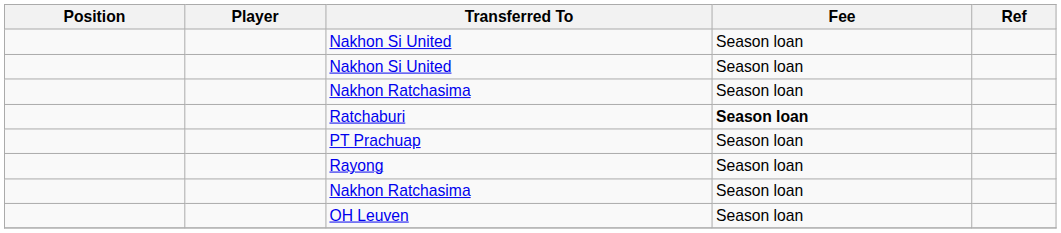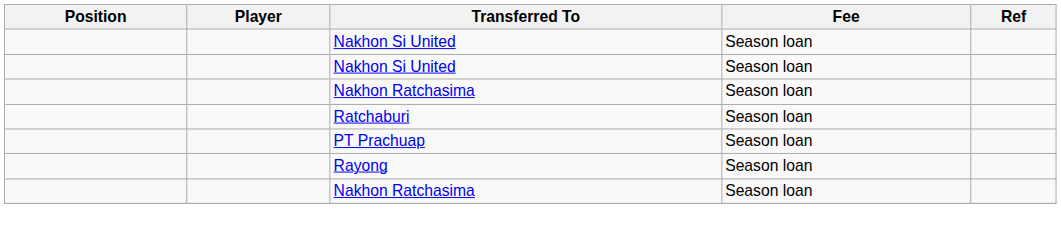(762, 116) bold -> (769, 116) normal
- row: (94, 216)
